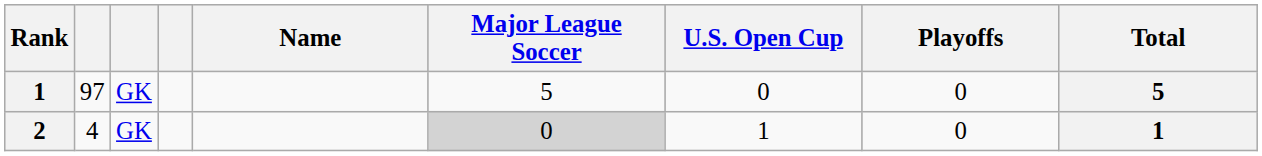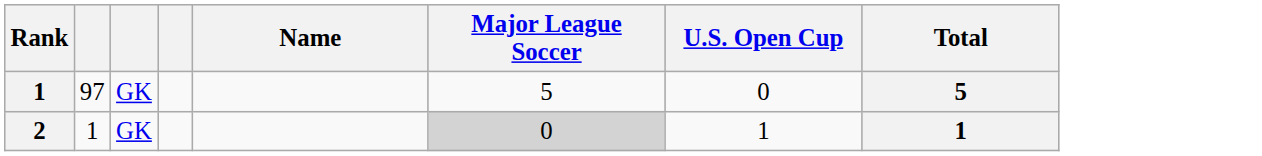- column: (961, 38)
(92, 130) 4 -> (92, 130) 1
